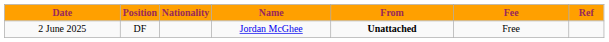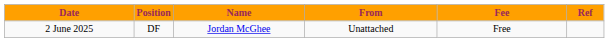- column: (185, 13)
(392, 29) bold -> (371, 29) normal
